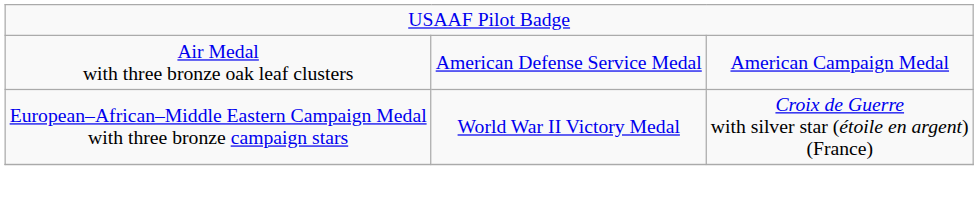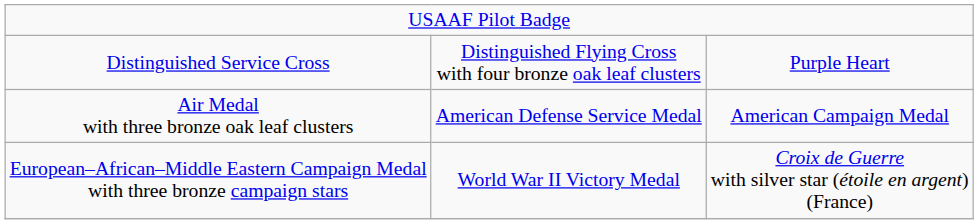+ row: (218, 62)
